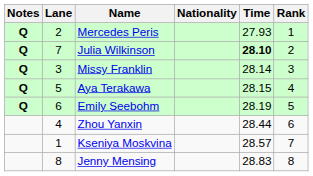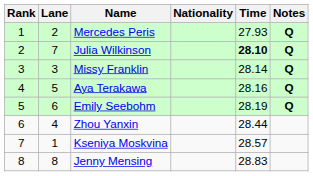columns swapped: (291, 13) <-> (23, 13)
(257, 87) 28.15 -> (253, 87) 28.16
